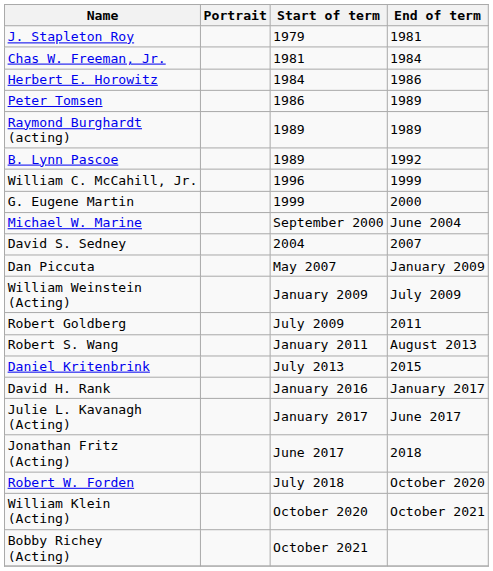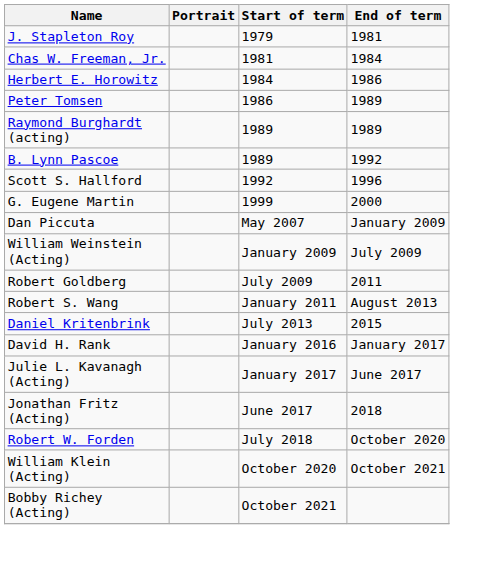+ row: (75, 180)
- row: (102, 180)
- row: (75, 223)
- row: (67, 244)
